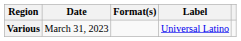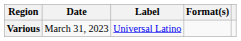columns swapped: (135, 12) <-> (195, 12)
